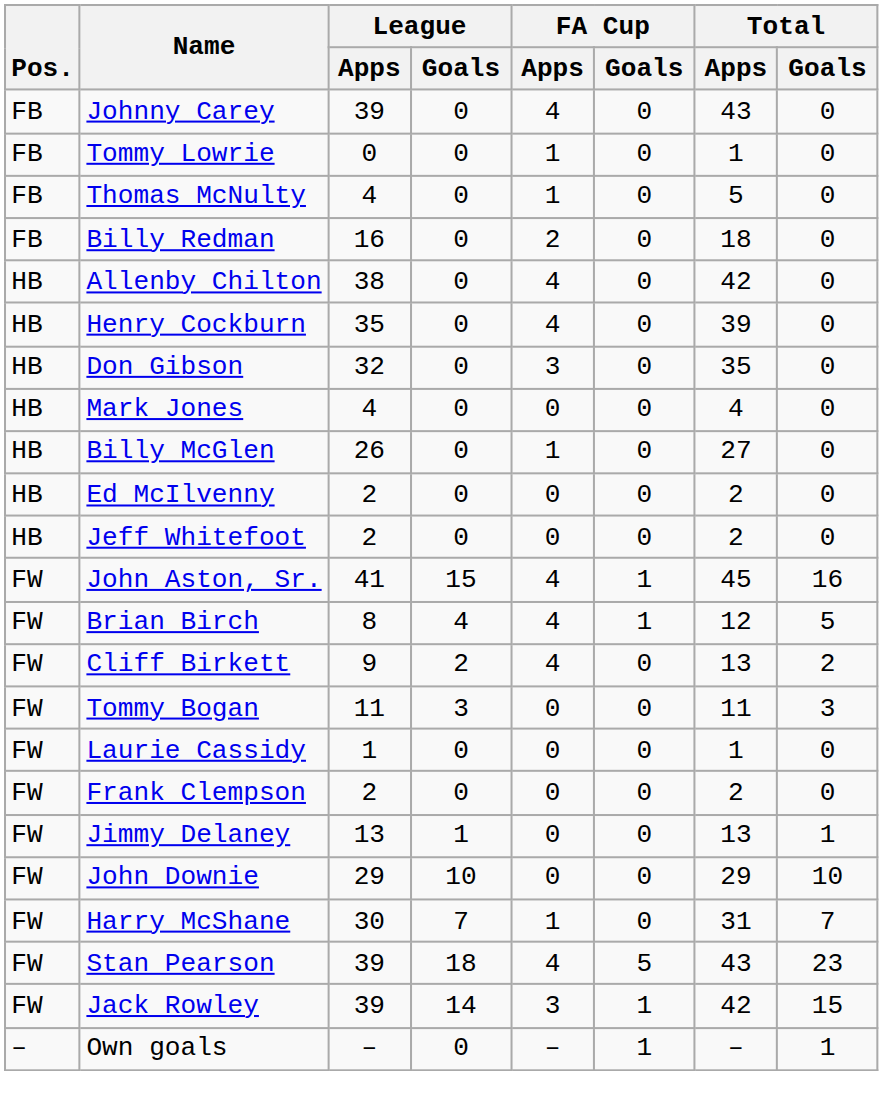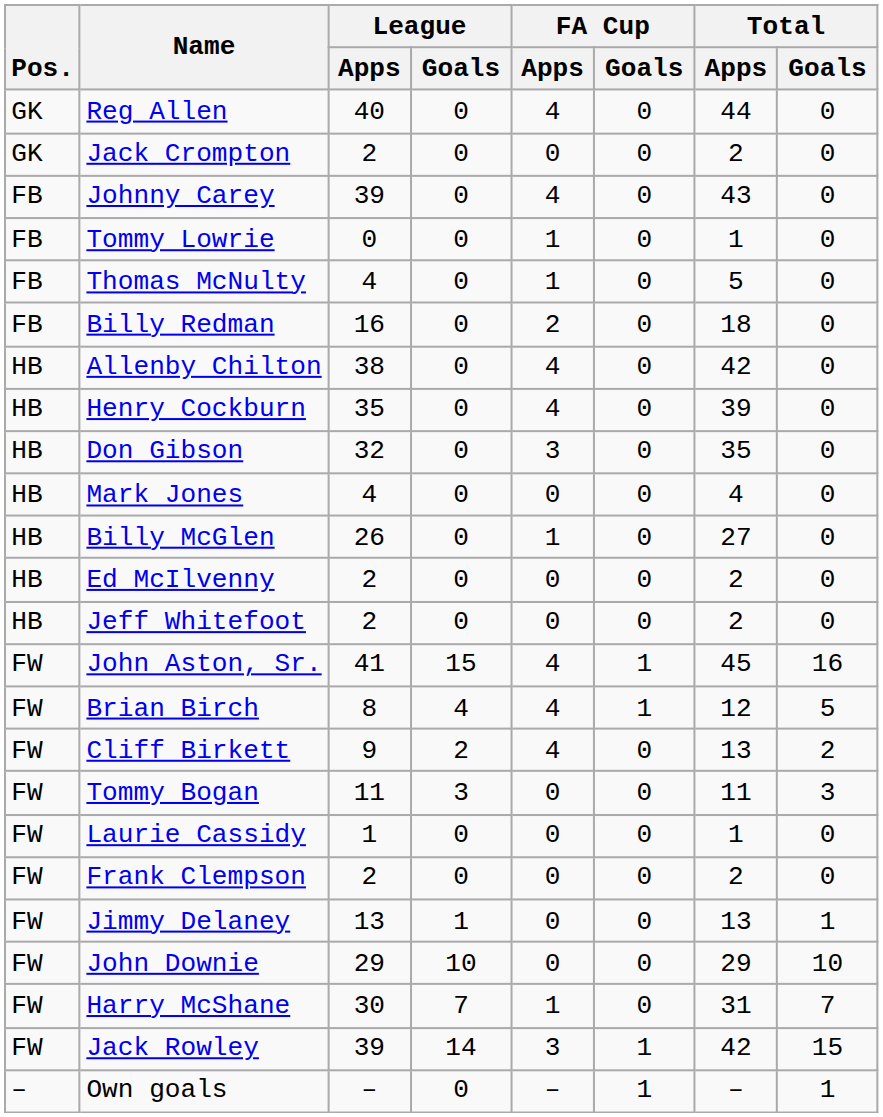+ row: (157, 111)
+ row: (188, 154)
- row: (181, 963)
